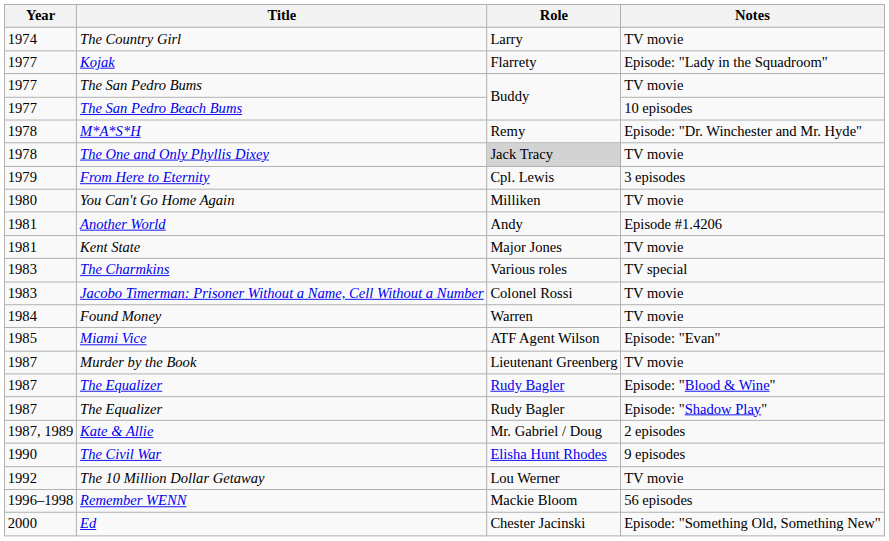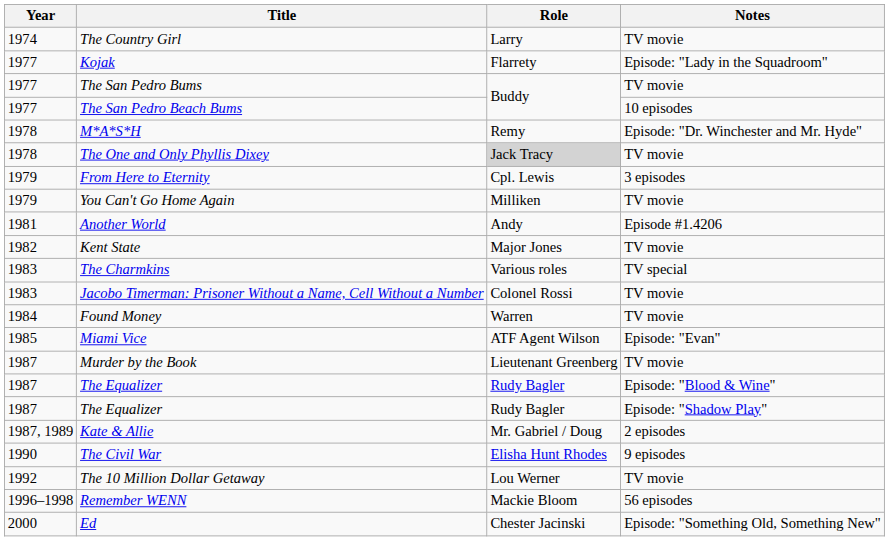(22, 200) 1980 -> (22, 200) 1979
(22, 246) 1981 -> (22, 246) 1982
